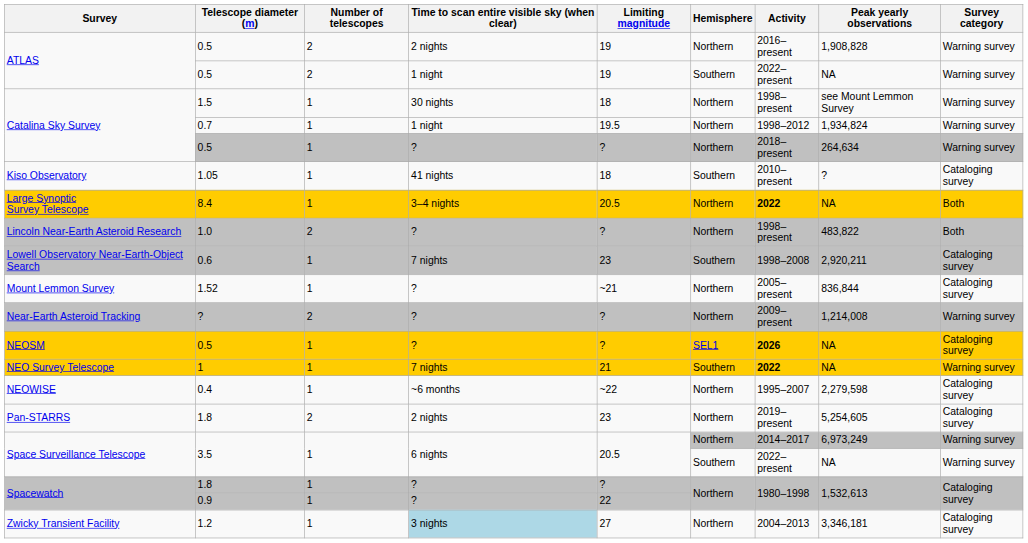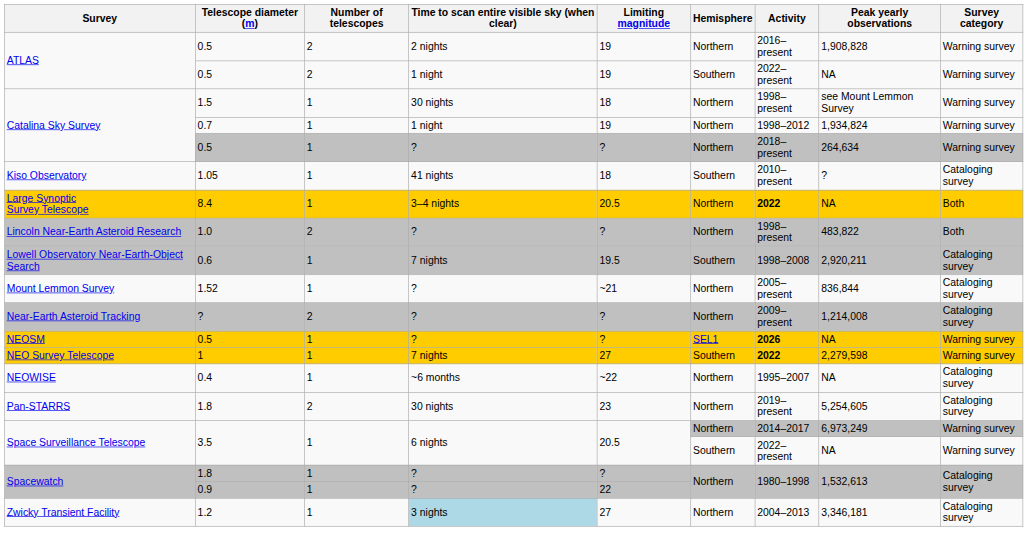(610, 125) 19.5 -> (605, 125) 19
(605, 260) 23 -> (610, 260) 19.5
(979, 317) Warning survey -> (968, 317) Cataloging survey
(968, 345) Cataloging survey -> (979, 339) Warning survey
(605, 367) 21 -> (605, 355) 27
(829, 367) NA -> (844, 355) 2,279,598
(844, 389) 2,279,598 -> (829, 378) NA
(429, 418) 2 nights -> (432, 406) 30 nights
